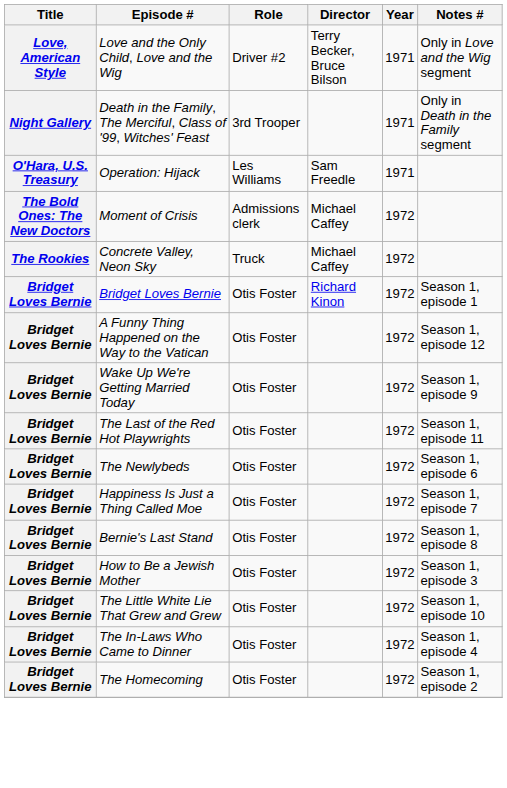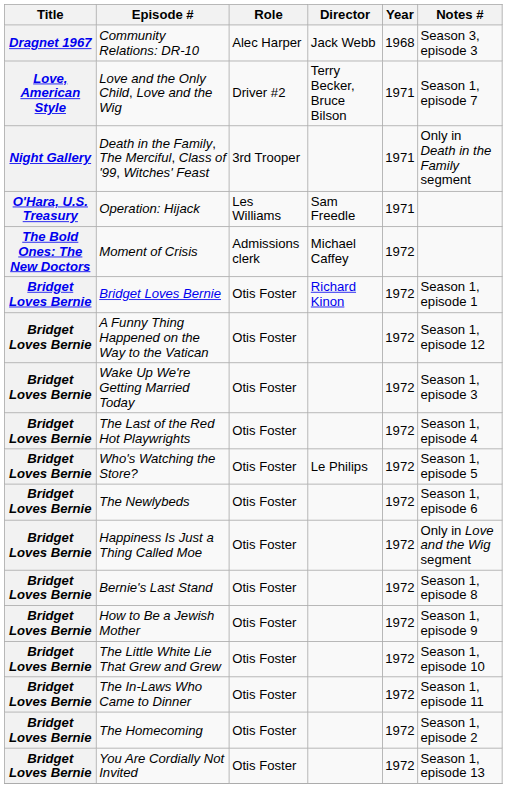+ row: (149, 43)
(457, 57) Only in Love and the Wig segment -> (450, 93) Season 1, episode 7
- row: (147, 259)
(450, 388) Season 1, episode 9 -> (450, 388) Season 1, episode 3
(452, 430) Season 1, episode 11 -> (450, 430) Season 1, episode 4
+ row: (157, 466)
(450, 502) Season 1, episode 7 -> (457, 545) Only in Love and the Wig segment
(450, 573) Season 1, episode 3 -> (450, 623) Season 1, episode 9
(450, 644) Season 1, episode 4 -> (452, 694) Season 1, episode 11
+ row: (162, 765)
